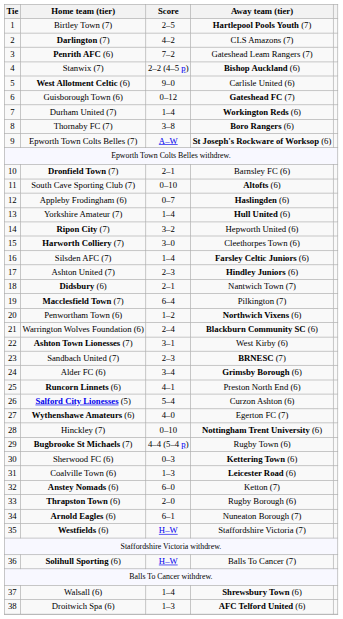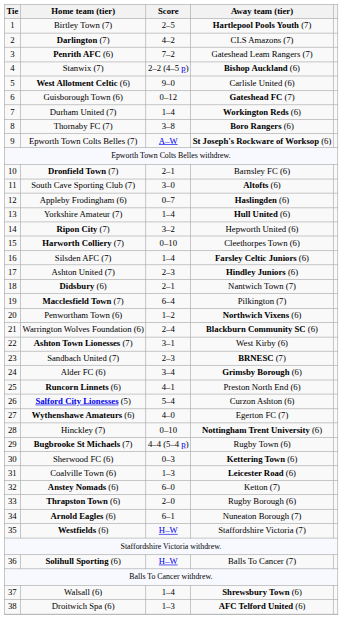(168, 185) 0–10 -> (168, 185) 3–0
(168, 243) 3–0 -> (168, 243) 0–10
